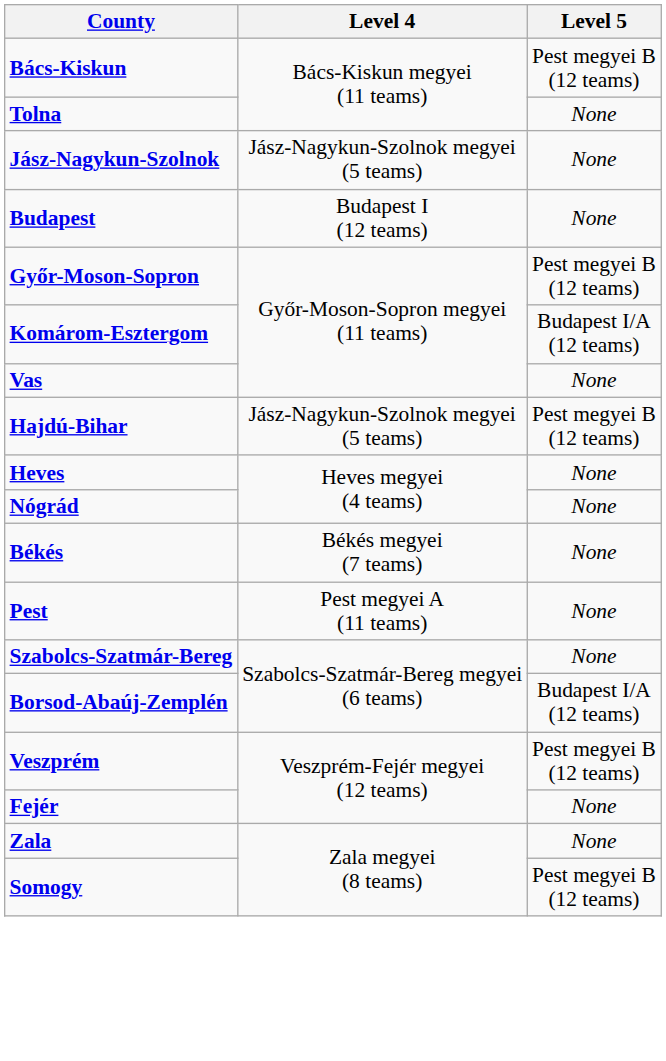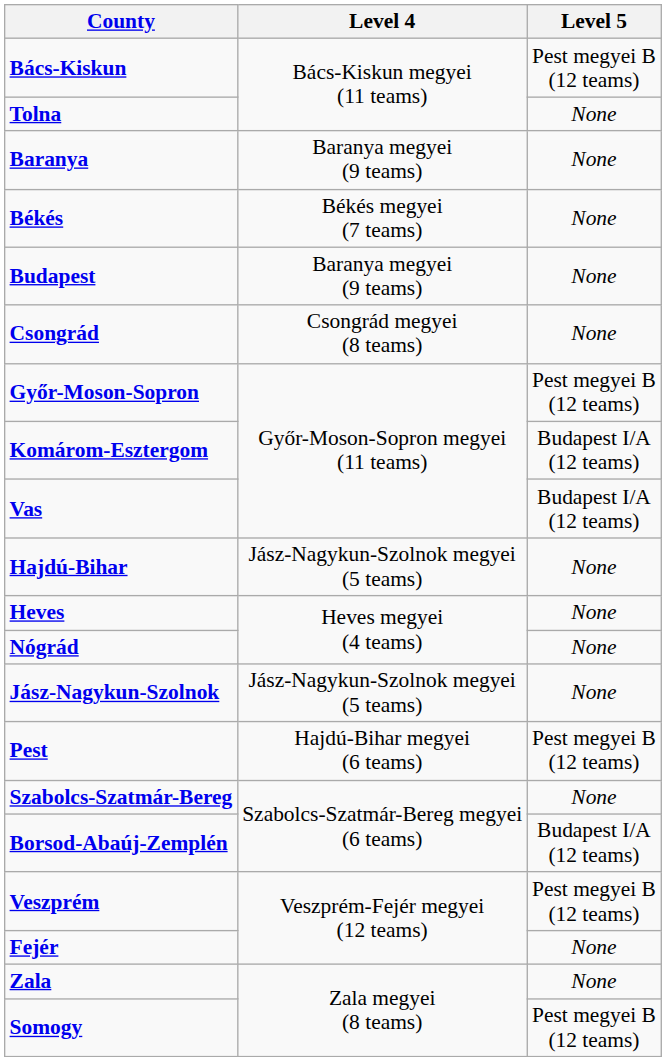+ row: (49, 159)
rows swapped: (36, 552) <-> (114, 159)
(382, 217) Budapest I (12 teams) -> (382, 275) Baranya megyei (9 teams)
+ row: (54, 334)
(594, 380) None -> (594, 508) Budapest I/A (12 teams)
(594, 426) Pest megyei B (12 teams) -> (594, 566) None
(382, 610) Pest megyei A (11 teams) -> (382, 750) Hajdú-Bihar megyei (6 teams)
(594, 610) None -> (594, 750) Pest megyei B (12 teams)
